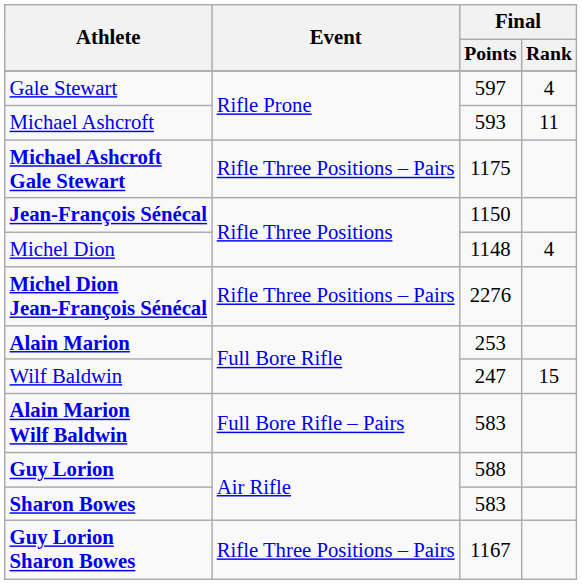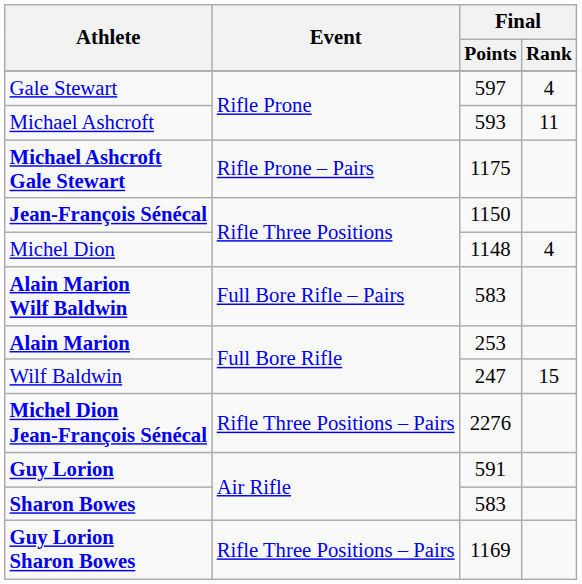(336, 169) Rifle Three Positions – Pairs -> (295, 169) Rifle Prone – Pairs
rows swapped: (108, 296) <-> (70, 423)
(490, 469) 588 -> (490, 469) 591
(490, 550) 1167 -> (490, 550) 1169
